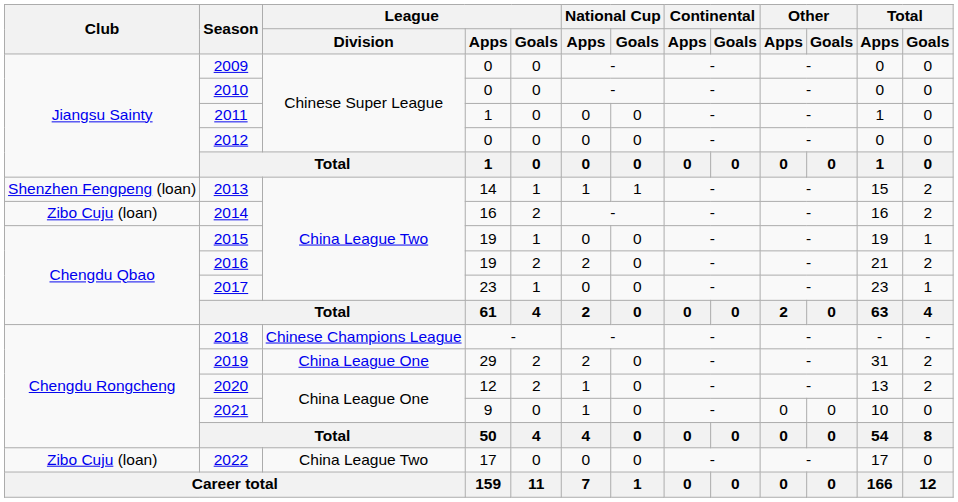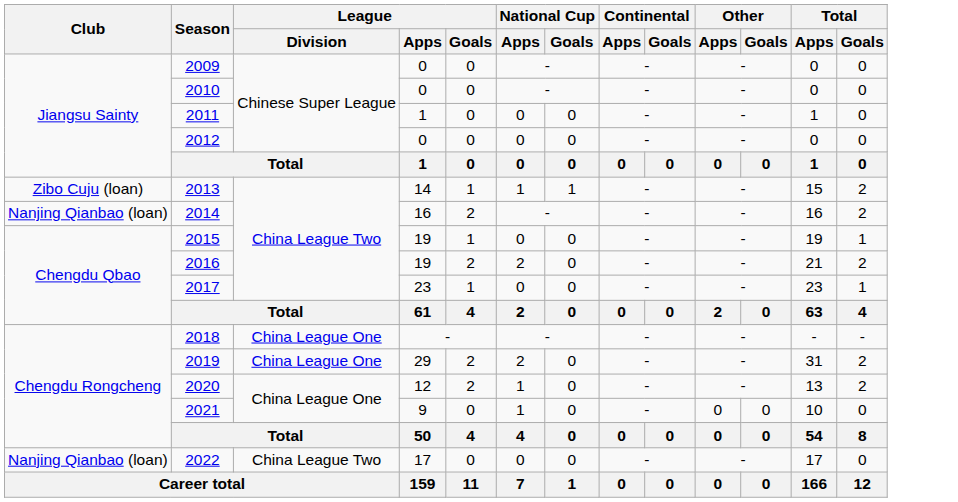(102, 189) Shenzhen Fengpeng (loan) -> (88, 189) Zibo Cuju (loan)
(102, 213) Zibo Cuju (loan) -> (88, 213) Nanjing Qianbao (loan)
(364, 336) Chinese Champions League -> (317, 336) China League One
(102, 459) Zibo Cuju (loan) -> (88, 459) Nanjing Qianbao (loan)
